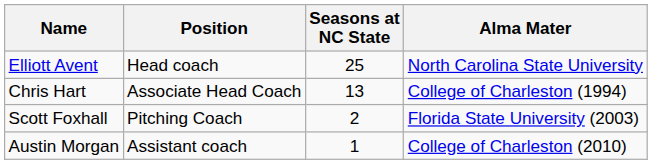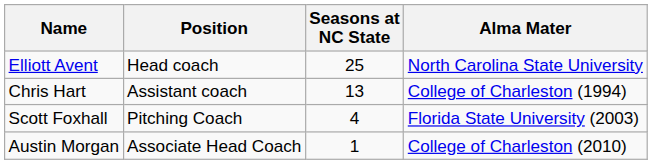(214, 92) Associate Head Coach -> (187, 92) Assistant coach
(355, 119) 2 -> (355, 119) 4
(187, 146) Assistant coach -> (214, 146) Associate Head Coach
